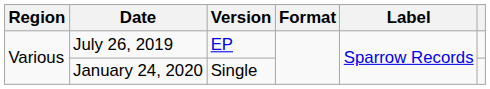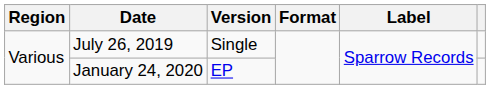(222, 44) EP -> (234, 44) Single
(234, 71) Single -> (222, 71) EP
